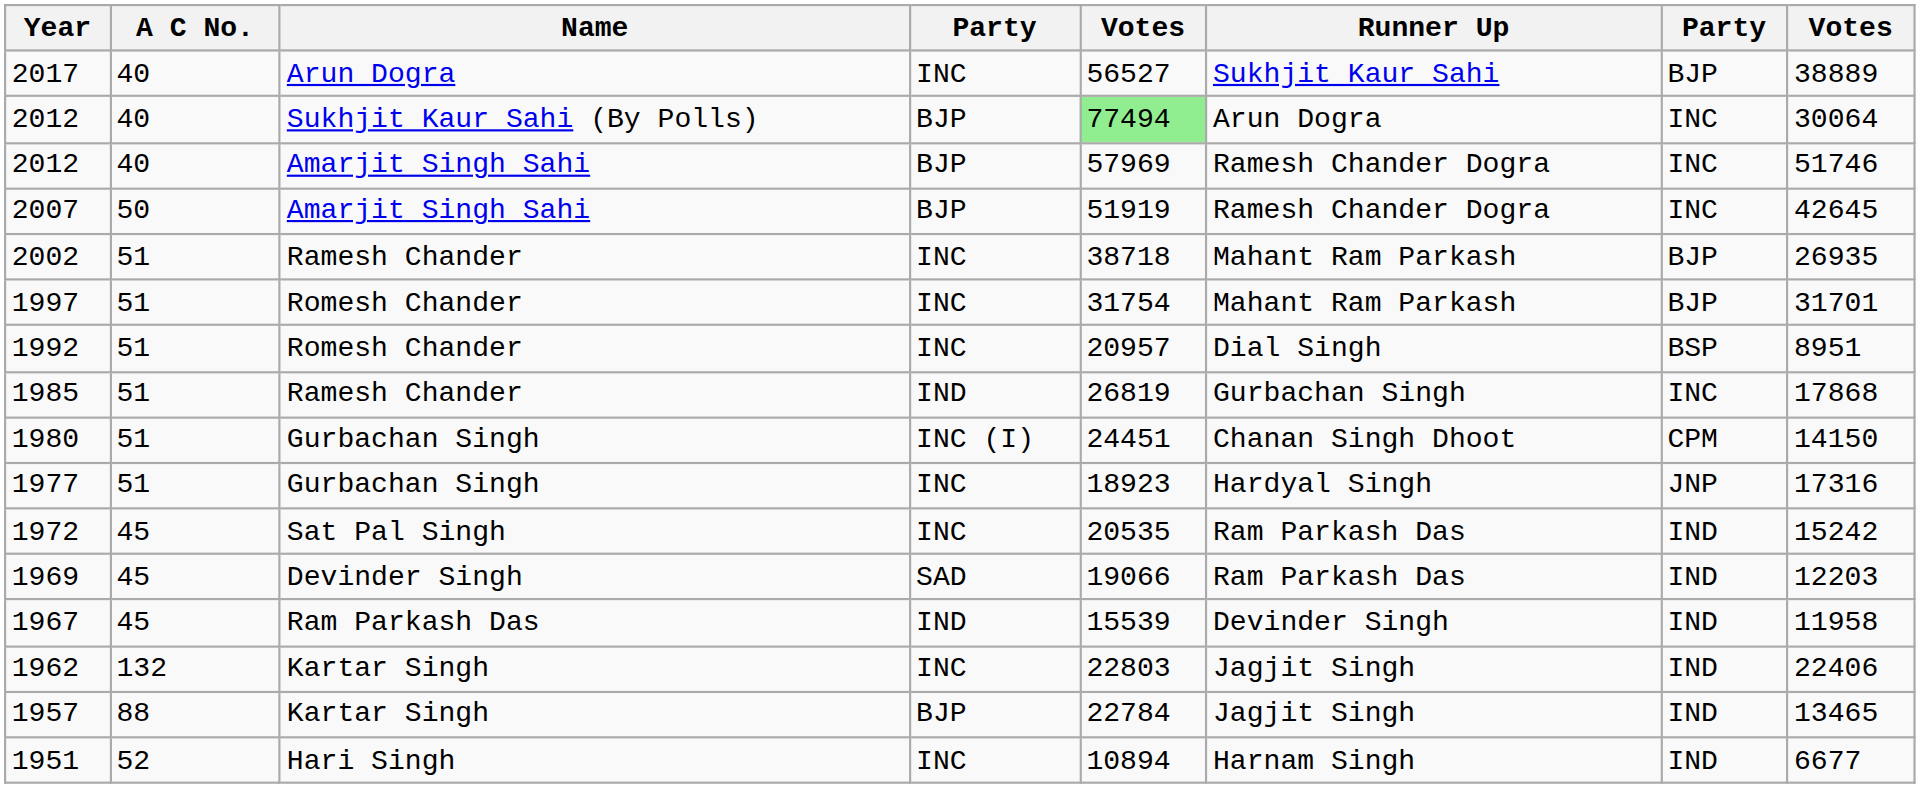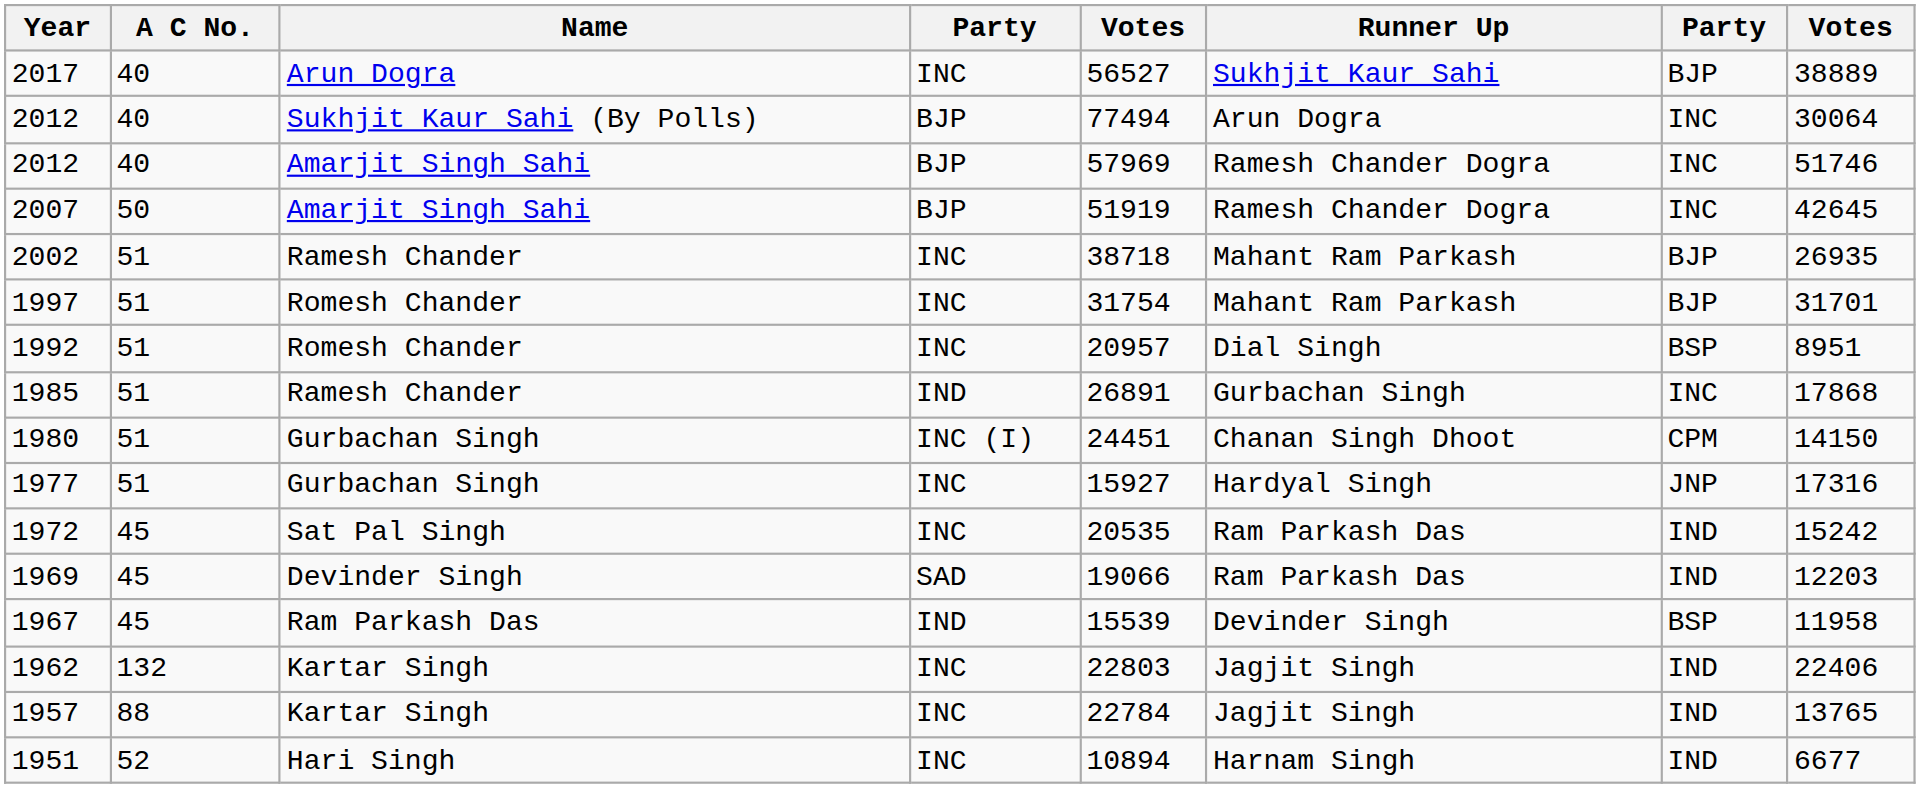(1129, 119) lightgreen background -> (1129, 119) no background
(1129, 394) 26819 -> (1129, 394) 26891
(1129, 486) 18923 -> (1129, 486) 15927
(1693, 623) IND -> (1693, 623) BSP
(941, 714) BJP -> (941, 714) INC
(1836, 714) 13465 -> (1836, 714) 13765
